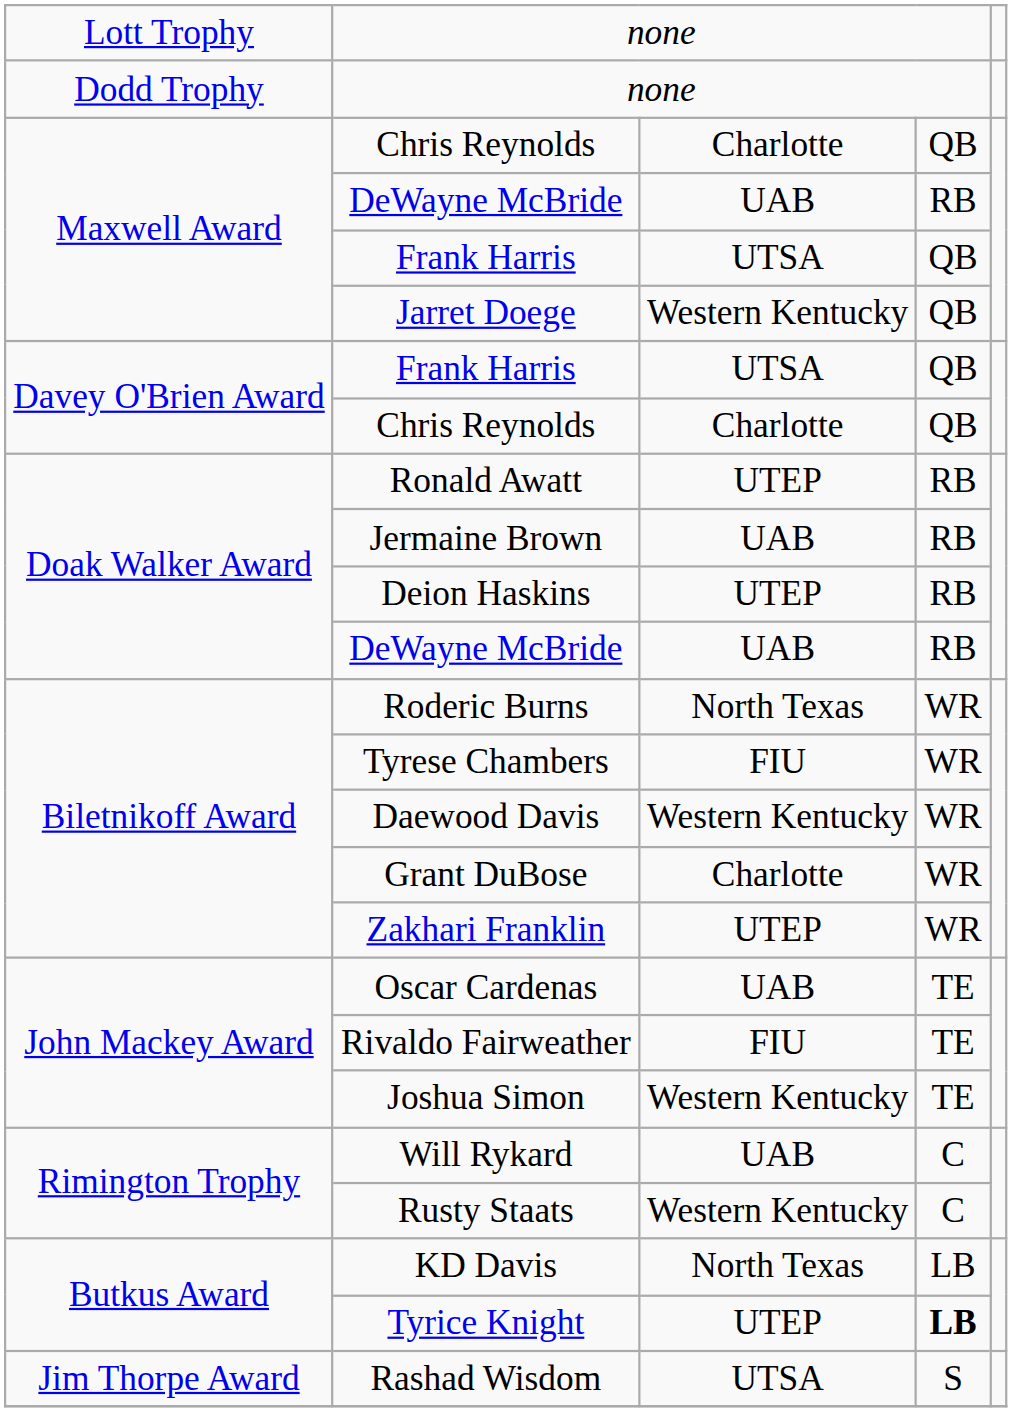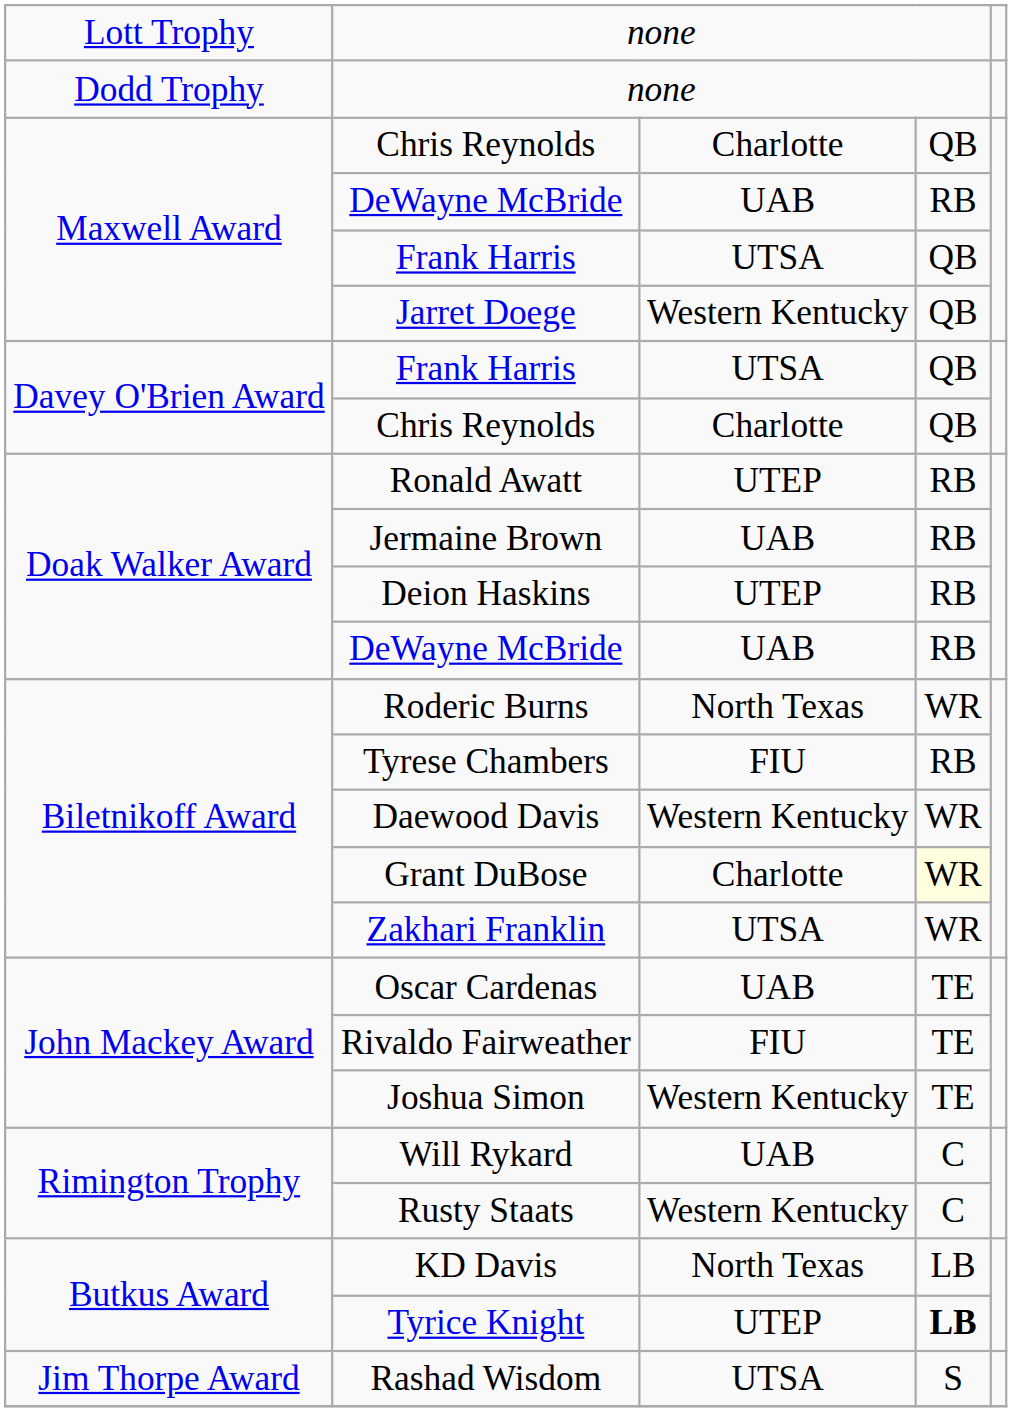(953, 761) WR -> (953, 761) RB
(953, 873) no background -> (953, 873) lightyellow background
(778, 929) UTEP -> (778, 929) UTSA
